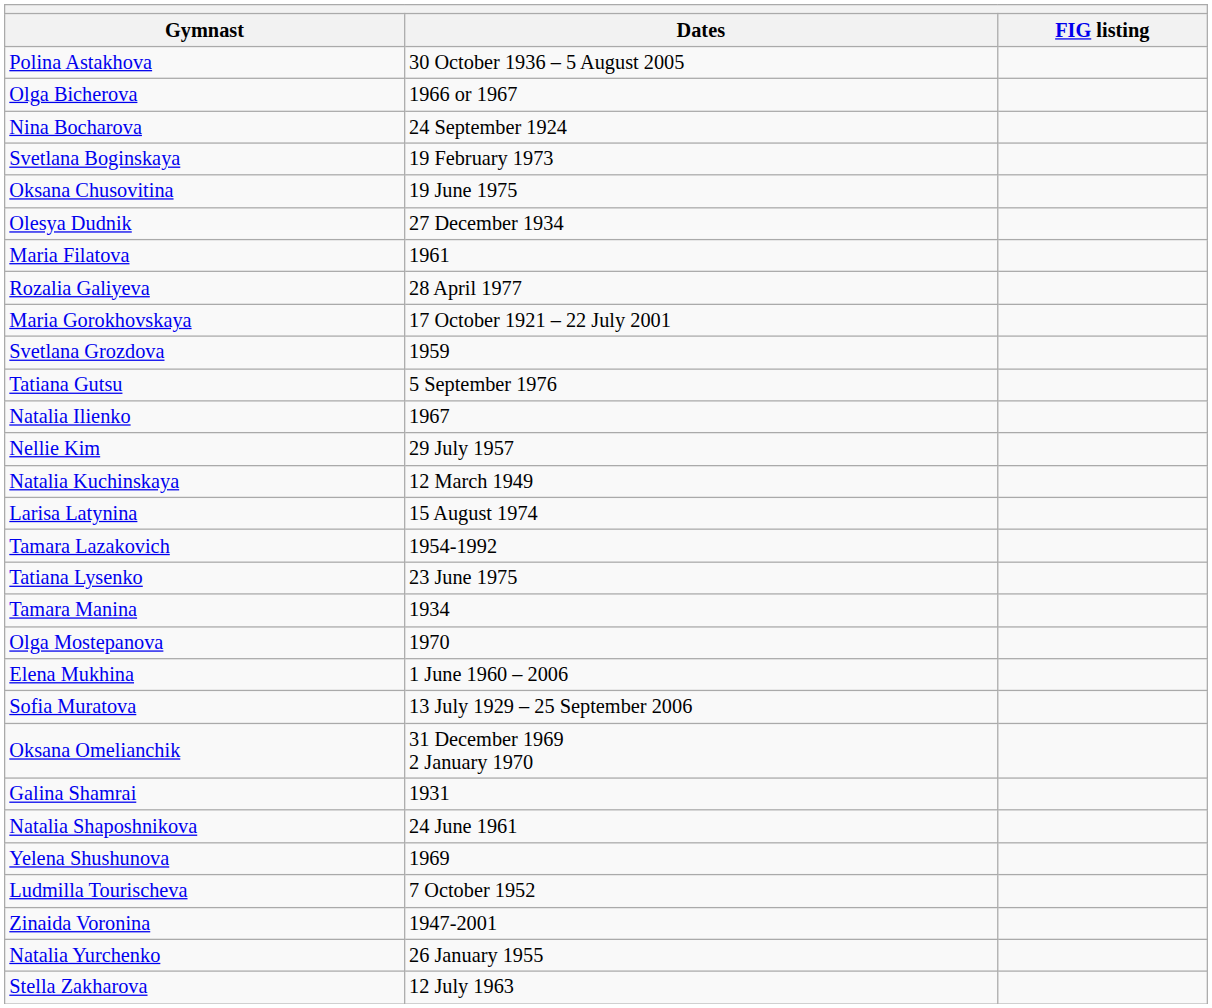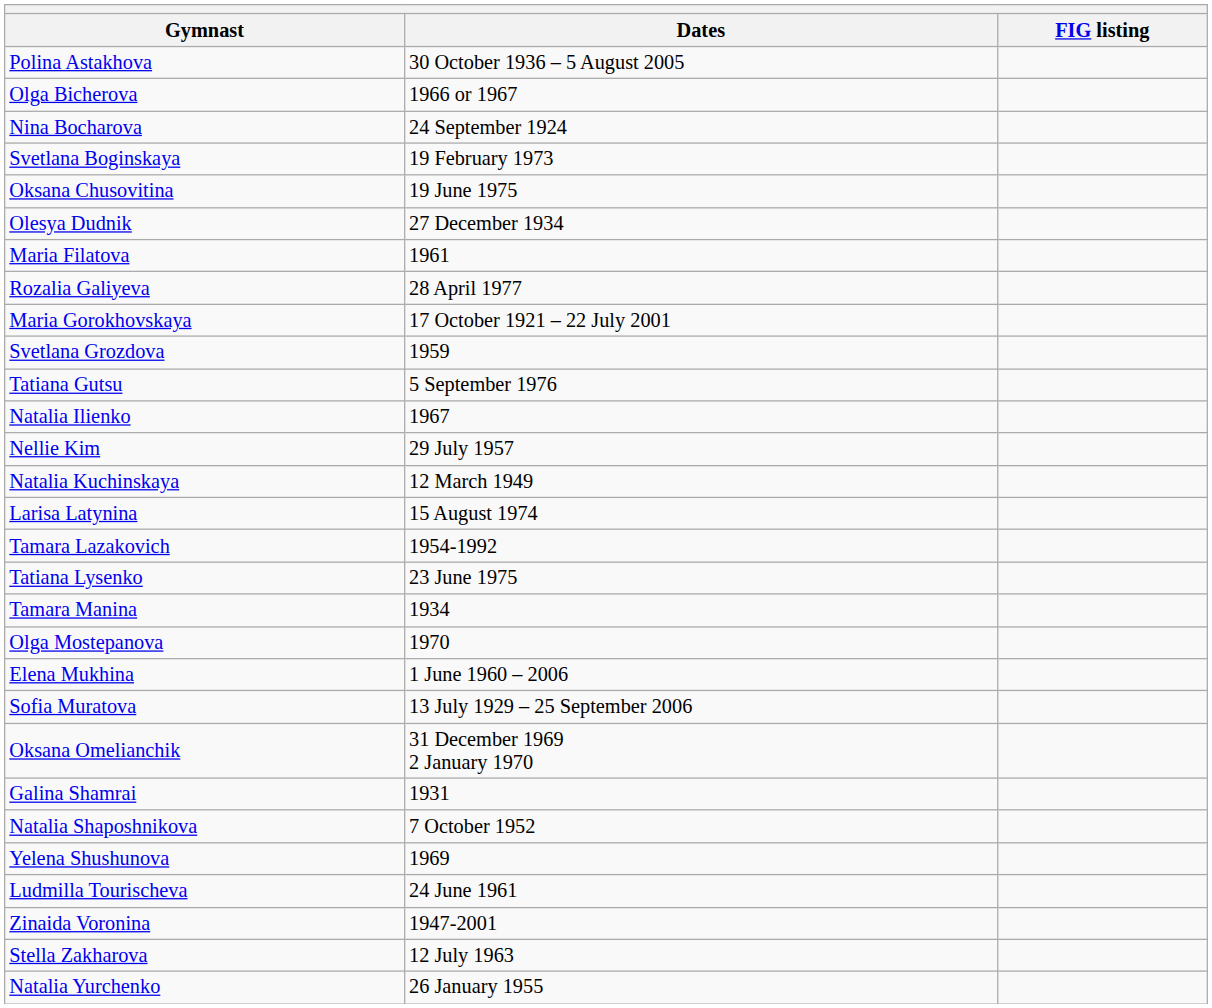(463, 826) 24 June 1961 -> (472, 826) 7 October 1952
(472, 890) 7 October 1952 -> (463, 890) 24 June 1961
rows swapped: (85, 955) <-> (78, 987)
